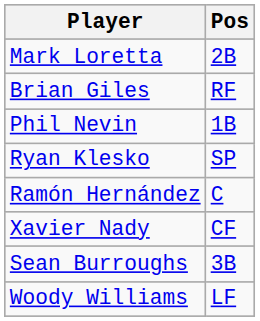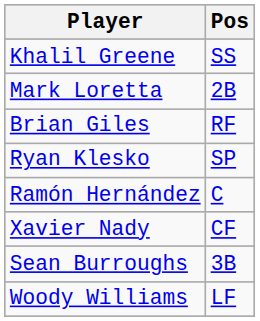+ row: (93, 57)
- row: (73, 126)
